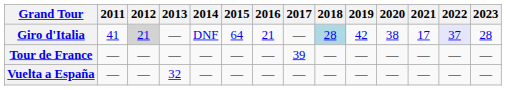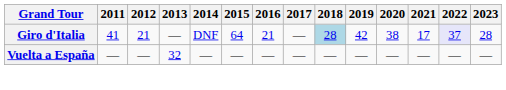(144, 34) lightgrey background -> (144, 34) no background
- row: (51, 54)
